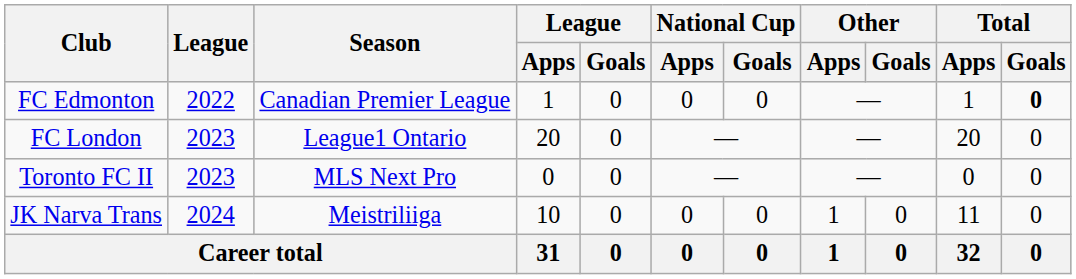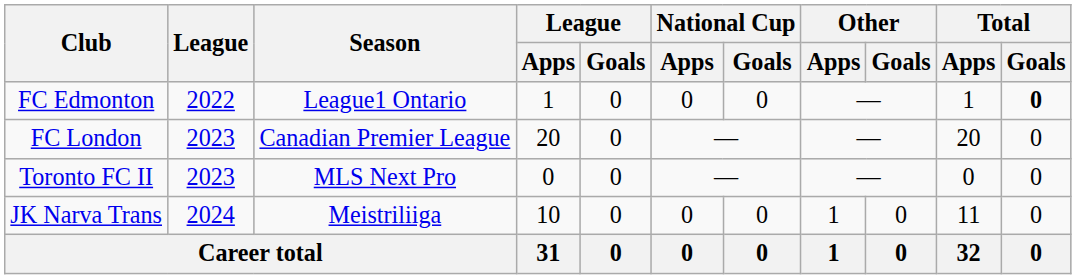(385, 100) Canadian Premier League -> (385, 100) League1 Ontario
(385, 138) League1 Ontario -> (385, 138) Canadian Premier League
